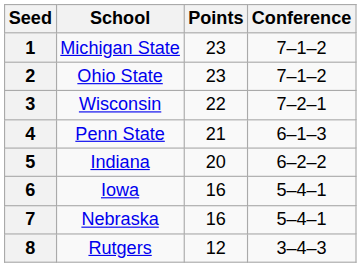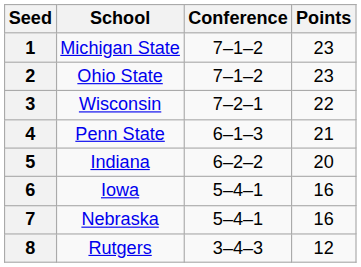columns swapped: (302, 18) <-> (216, 18)
